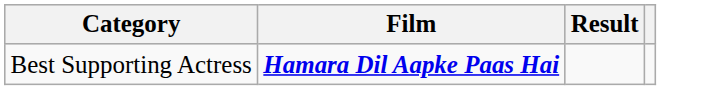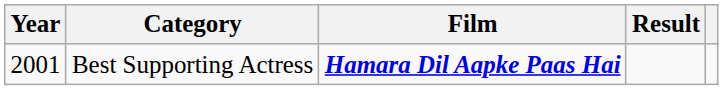+ column: (35, 24)
